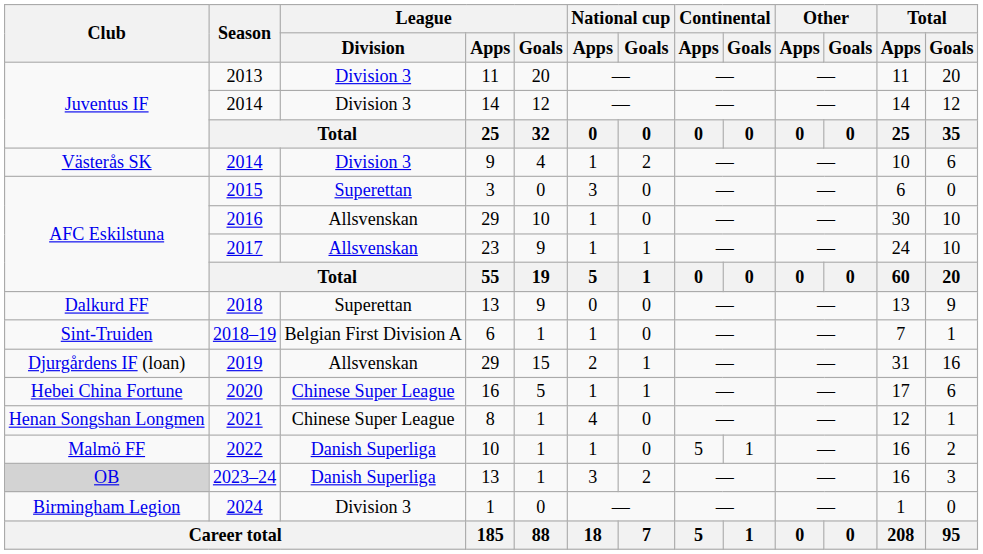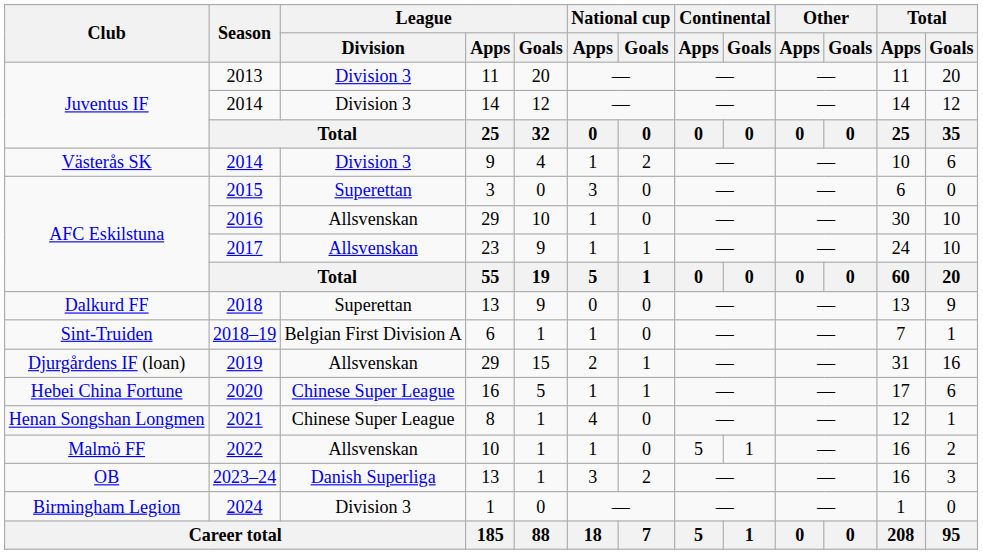(373, 448) Danish Superliga -> (373, 448) Allsvenskan
(107, 477) lightgrey background -> (107, 477) no background
